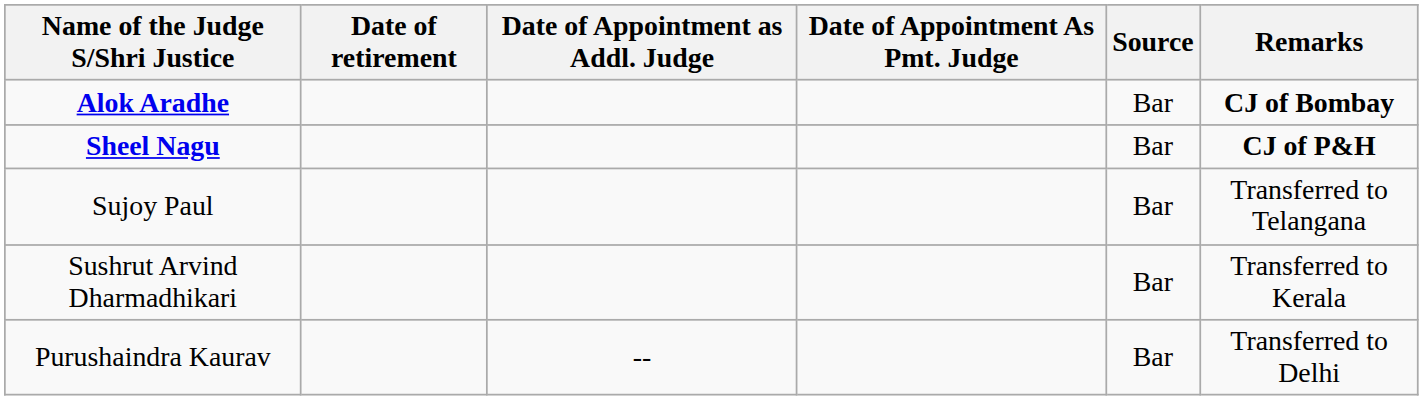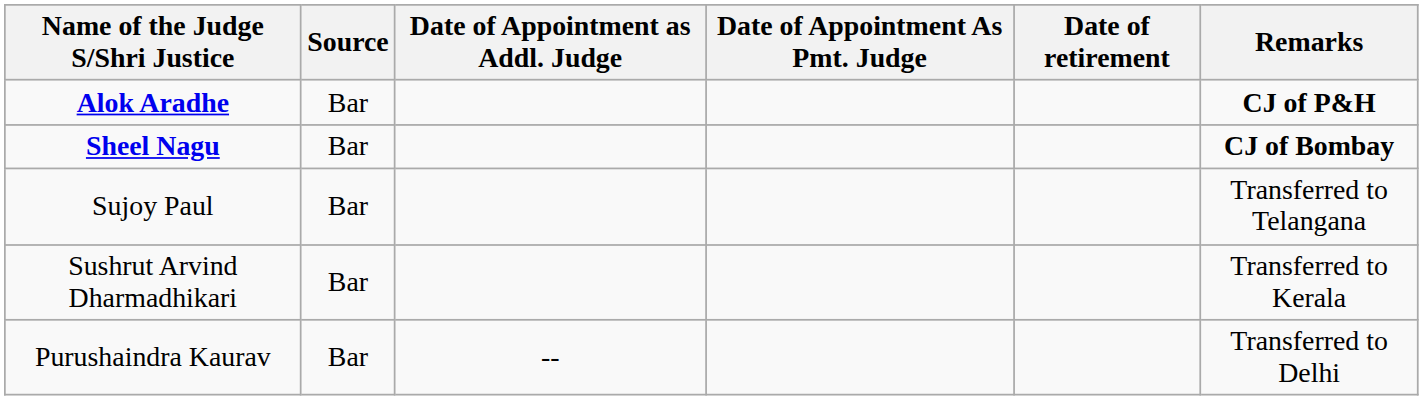columns swapped: (1153, 42) <-> (394, 42)
(1309, 102) CJ of Bombay -> (1309, 102) CJ of P&H
(1309, 146) CJ of P&H -> (1309, 146) CJ of Bombay
